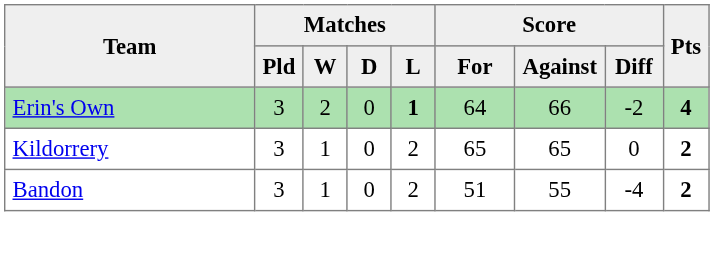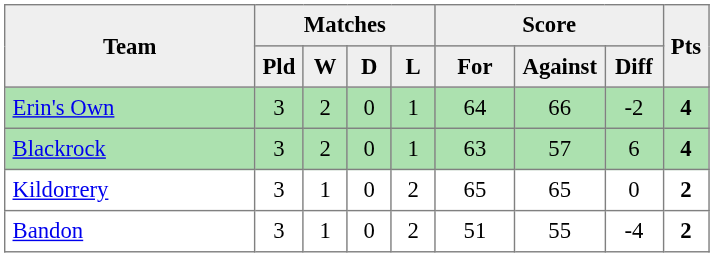(413, 107) bold -> (413, 107) normal
+ row: (59, 148)
